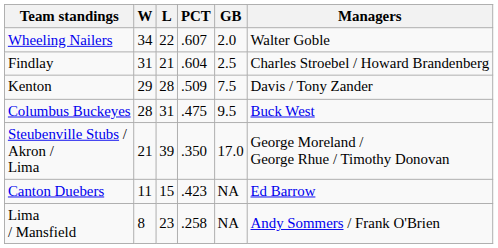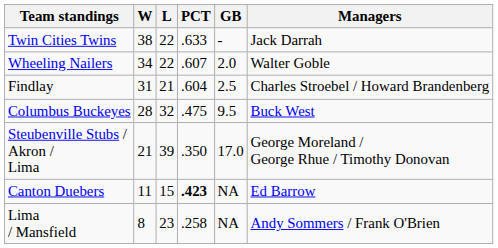+ row: (62, 39)
- row: (30, 87)
(167, 110) 31 -> (167, 110) 32
(194, 191) normal -> (194, 191) bold
